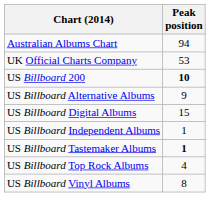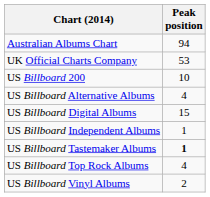(184, 78) bold -> (184, 78) normal
(184, 95) 9 -> (184, 95) 4
(184, 183) 8 -> (184, 183) 2
